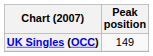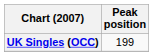(125, 42) 149 -> (125, 42) 199
